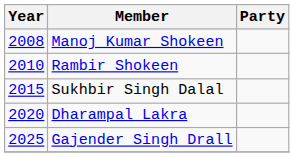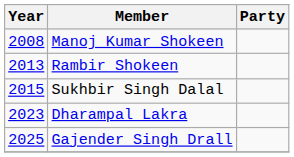(26, 66) 2010 -> (26, 66) 2013
(26, 115) 2020 -> (26, 115) 2023
